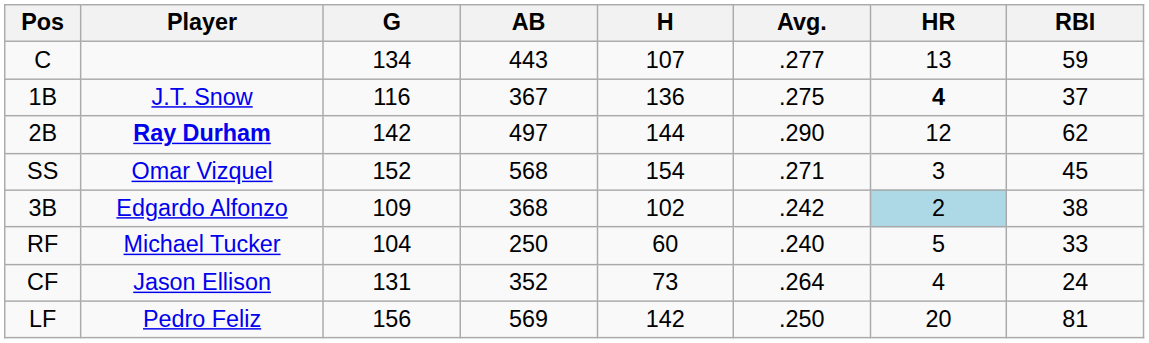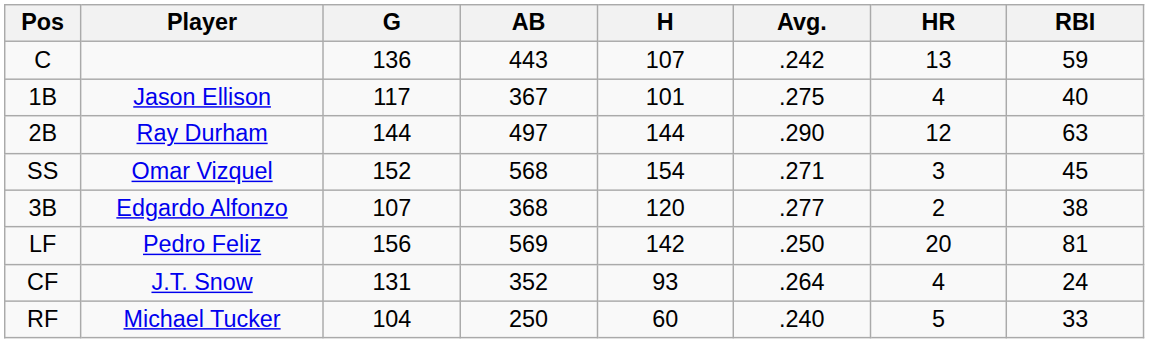(392, 60) 134 -> (392, 60) 136
(802, 60) .277 -> (802, 60) .242
(202, 97) J.T. Snow -> (202, 97) Jason Ellison
(392, 97) 116 -> (392, 97) 117
(665, 97) 136 -> (665, 97) 101
(938, 97) bold -> (938, 97) normal
(1075, 97) 37 -> (1075, 97) 40
(202, 134) bold -> (202, 134) normal
(392, 134) 142 -> (392, 134) 144
(1075, 134) 62 -> (1075, 134) 63
(392, 208) 109 -> (392, 208) 107
(665, 208) 102 -> (665, 208) 120
(802, 208) .242 -> (802, 208) .277
(938, 208) lightblue background -> (938, 208) no background
rows swapped: (43, 319) <-> (43, 245)
(202, 282) Jason Ellison -> (202, 282) J.T. Snow
(665, 282) 73 -> (665, 282) 93
